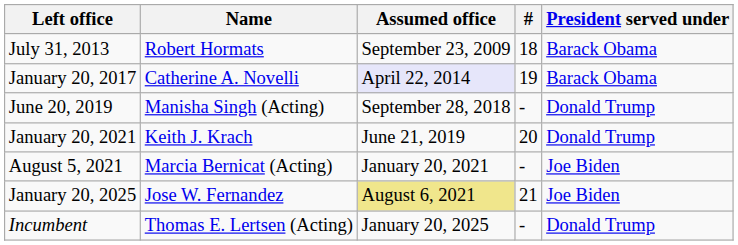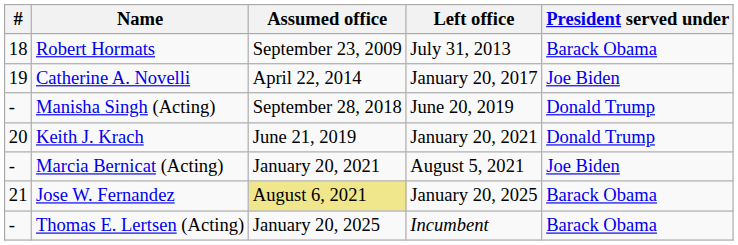columns swapped: (528, 19) <-> (73, 19)
(416, 78) lavender background -> (307, 78) no background
(602, 78) Barack Obama -> (583, 78) Joe Biden
(583, 195) Joe Biden -> (602, 195) Barack Obama
(601, 225) Donald Trump -> (602, 225) Barack Obama
